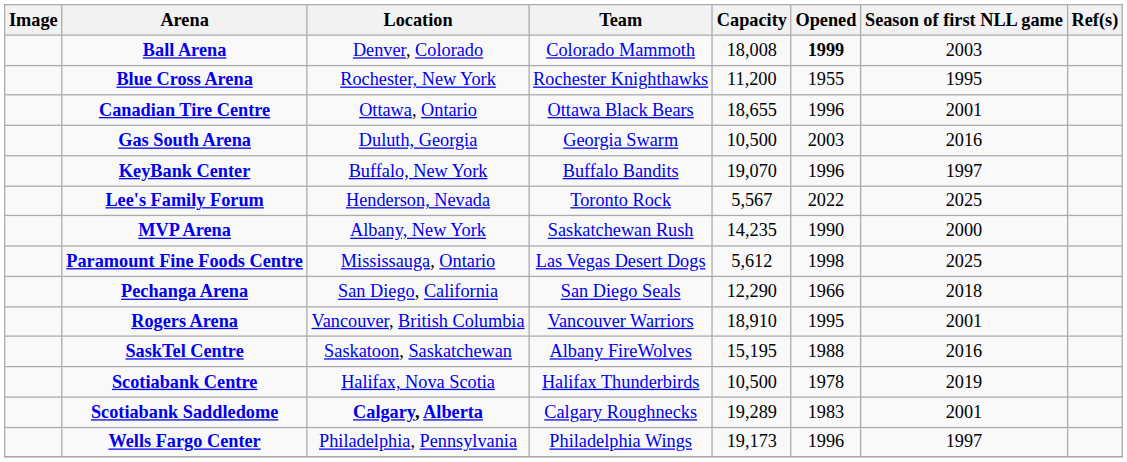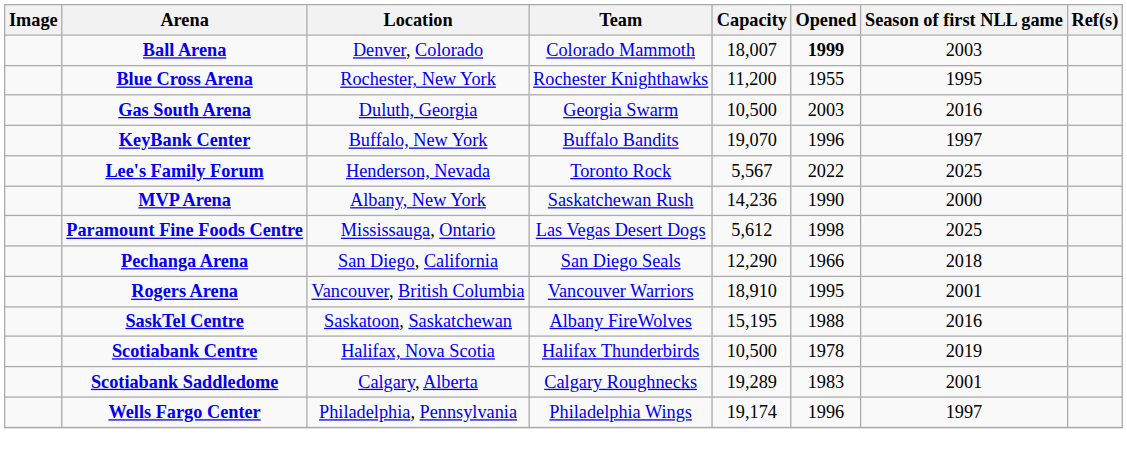(752, 50) 18,008 -> (752, 50) 18,007
- row: (185, 110)
(752, 231) 14,235 -> (752, 200) 14,236
(418, 412) bold -> (418, 381) normal
(752, 442) 19,173 -> (752, 412) 19,174
